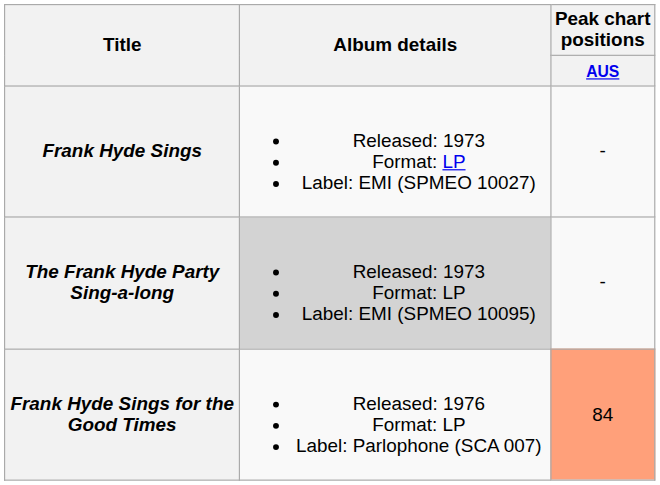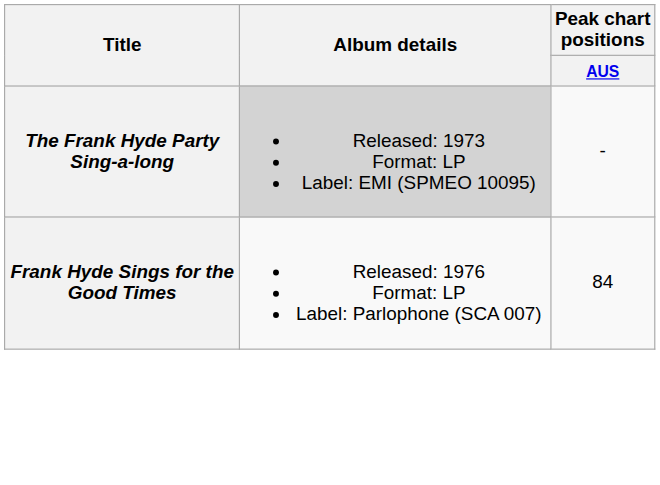- row: (122, 151)
(603, 414) lightsalmon background -> (603, 282) no background
